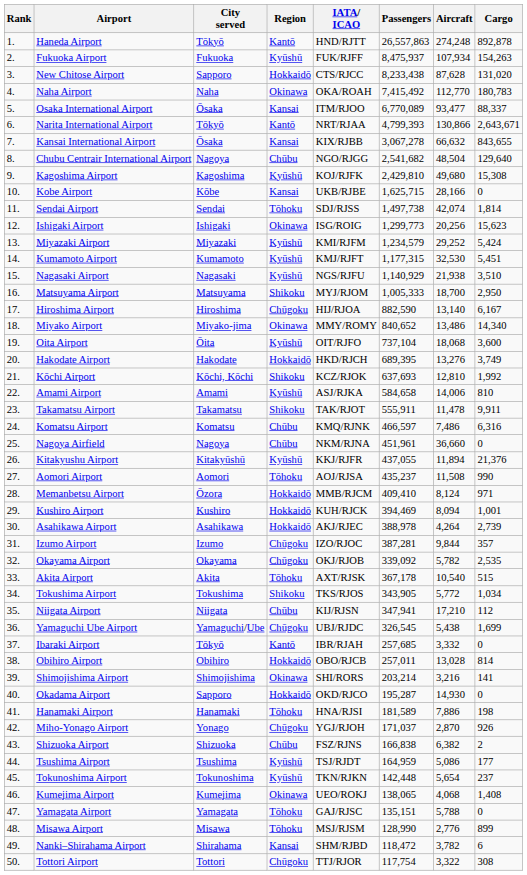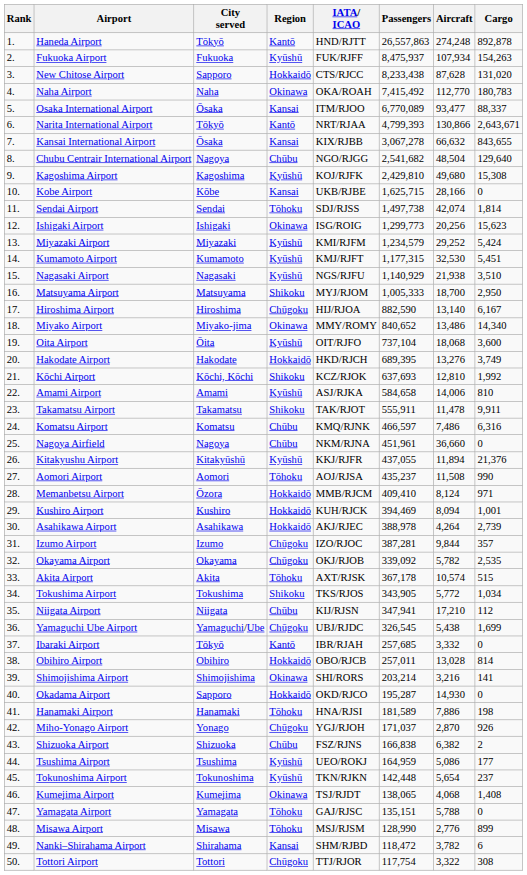(450, 577) 10,540 -> (450, 577) 10,574
(338, 761) TSJ/RJDT -> (341, 761) UEO/ROKJ
(341, 795) UEO/ROKJ -> (338, 795) TSJ/RJDT
